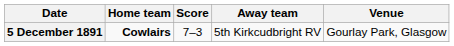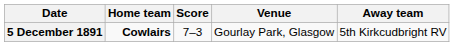columns swapped: (268, 13) <-> (386, 13)
